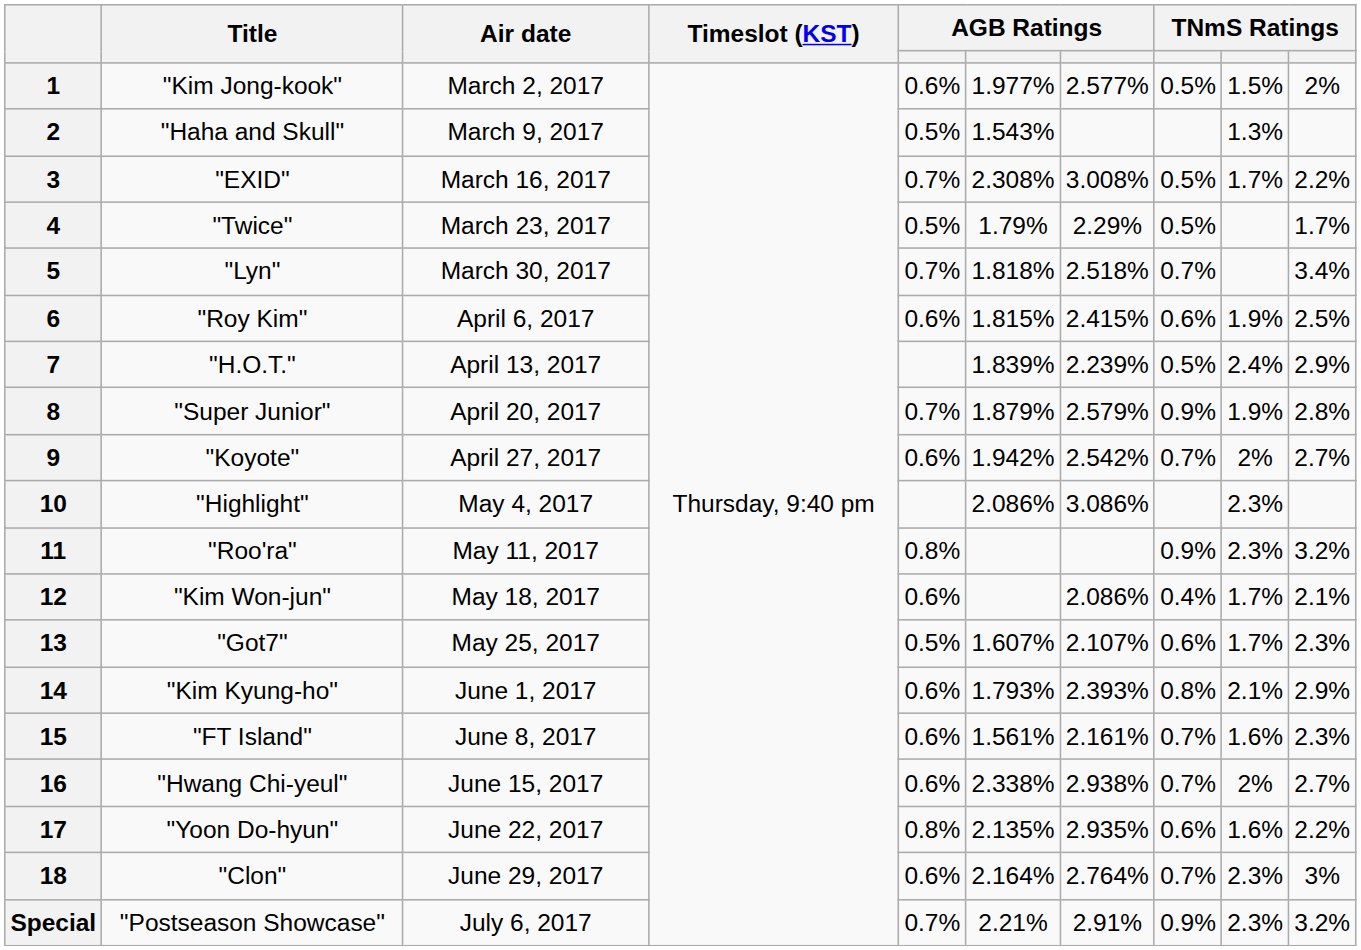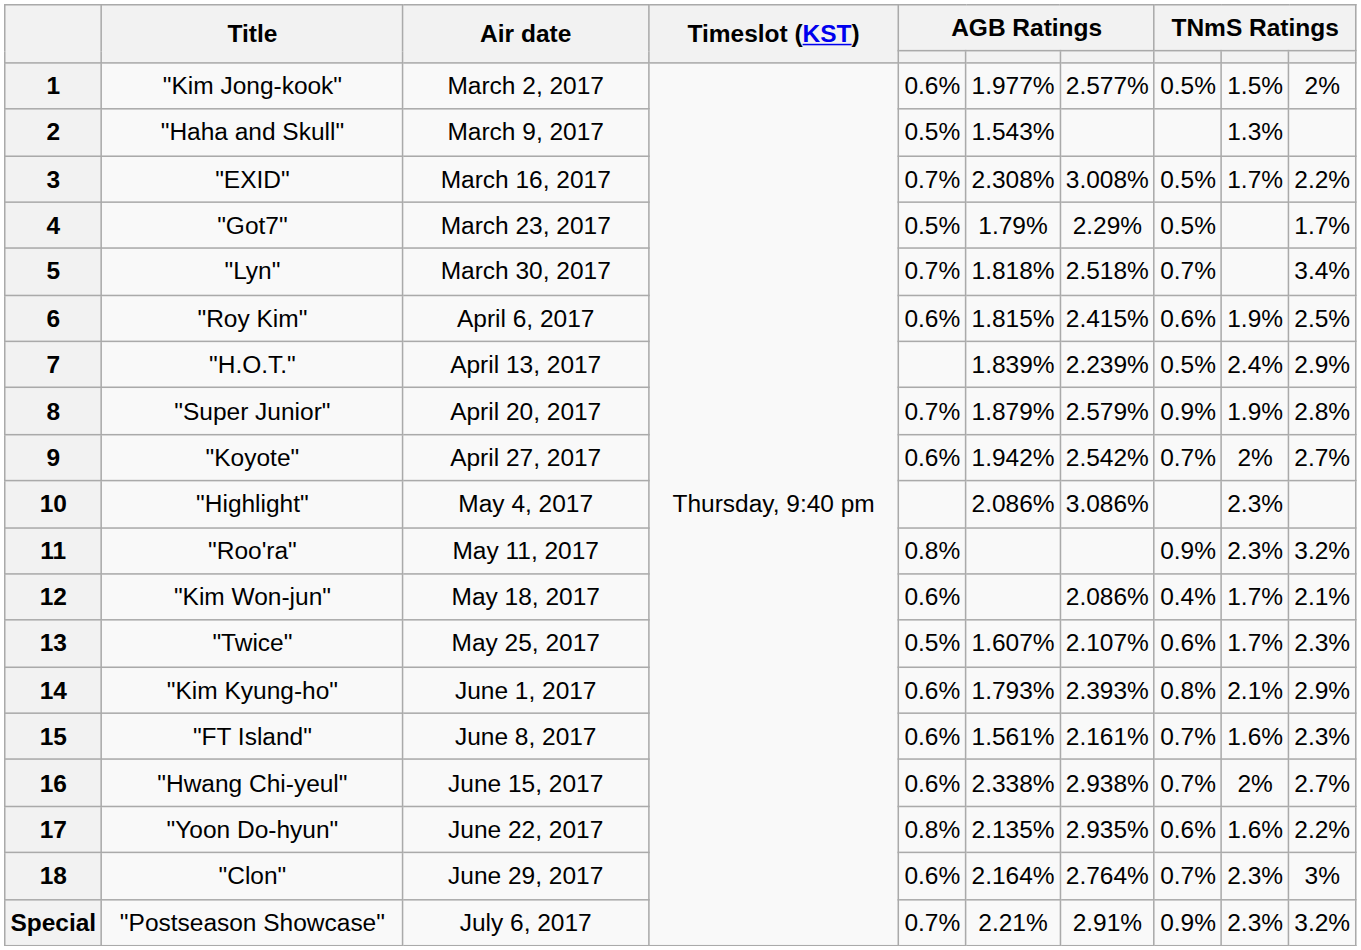(252, 225) "Twice" -> (252, 225) "Got7"
(252, 643) "Got7" -> (252, 643) "Twice"
